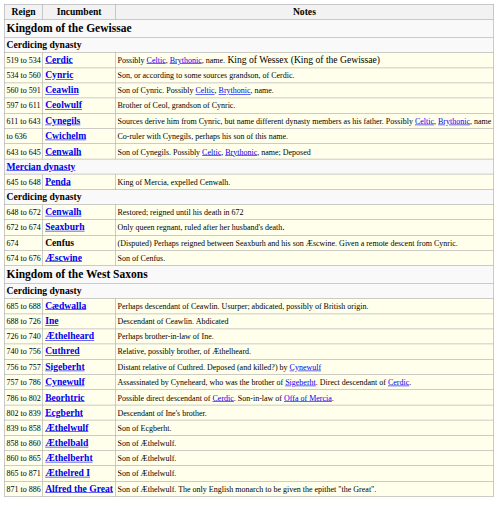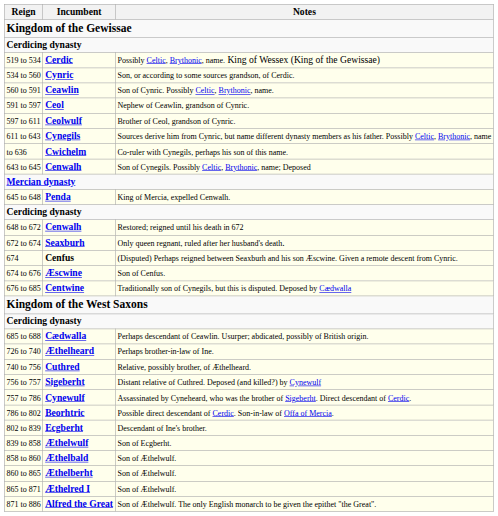+ row: (24, 106)
+ row: (24, 289)
- row: (24, 322)
